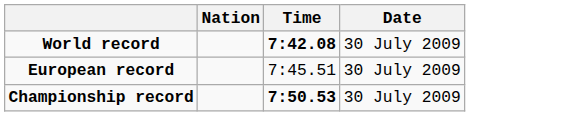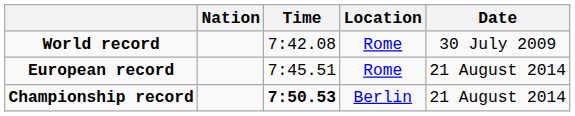+ column: (383, 18)
(302, 44) bold -> (302, 44) normal
(402, 71) 30 July 2009 -> (498, 71) 21 August 2014
(402, 97) 30 July 2009 -> (498, 97) 21 August 2014
